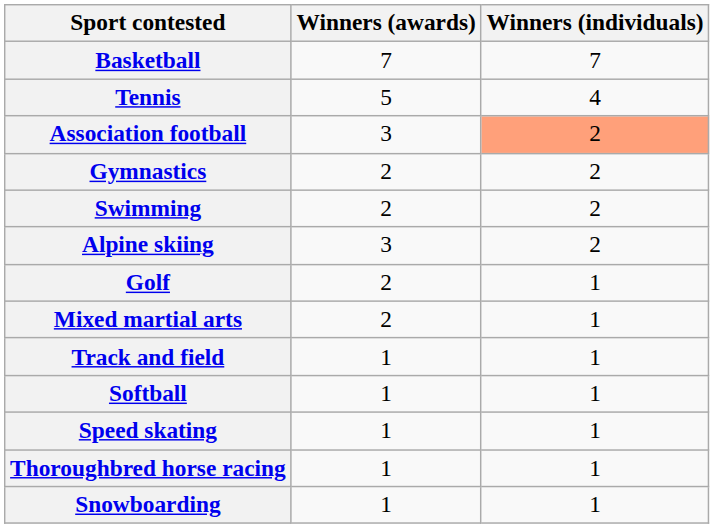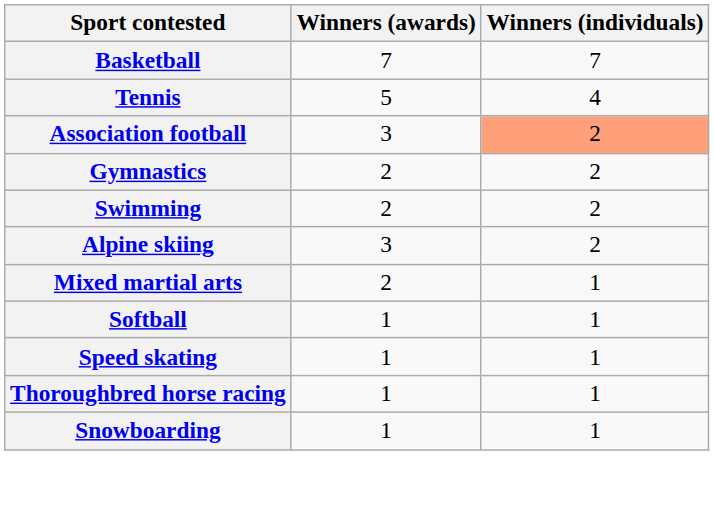- row: (148, 282)
- row: (148, 356)
